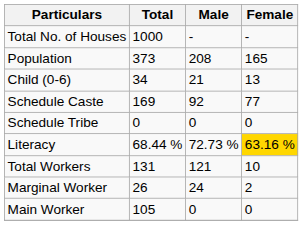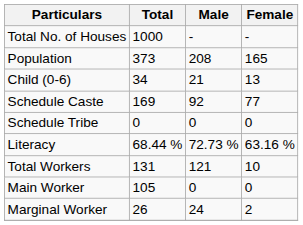(270, 144) gold background -> (270, 144) no background
rows swapped: (46, 209) <-> (57, 187)
